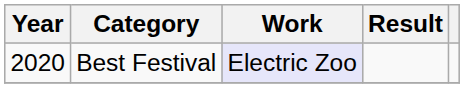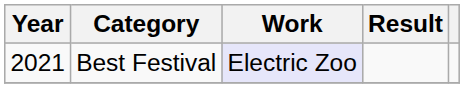(38, 62) 2020 -> (38, 62) 2021
